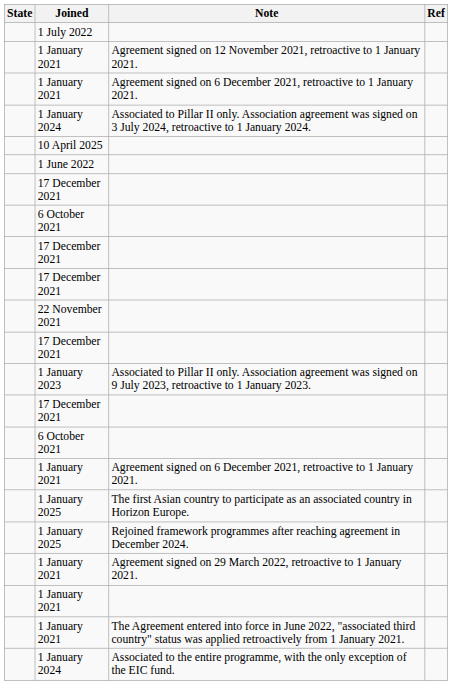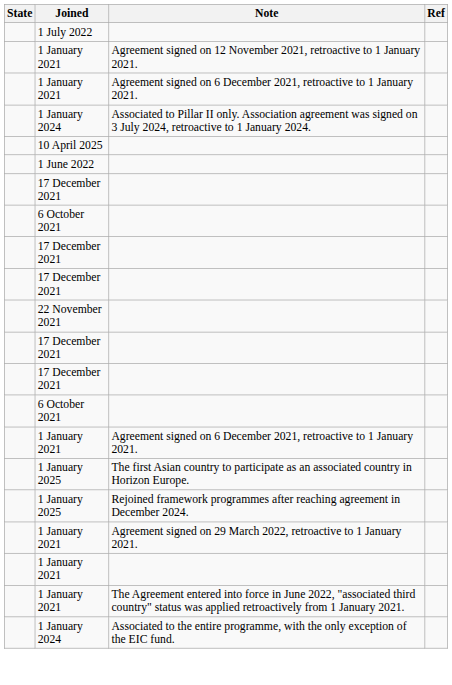- row: (60, 379)
